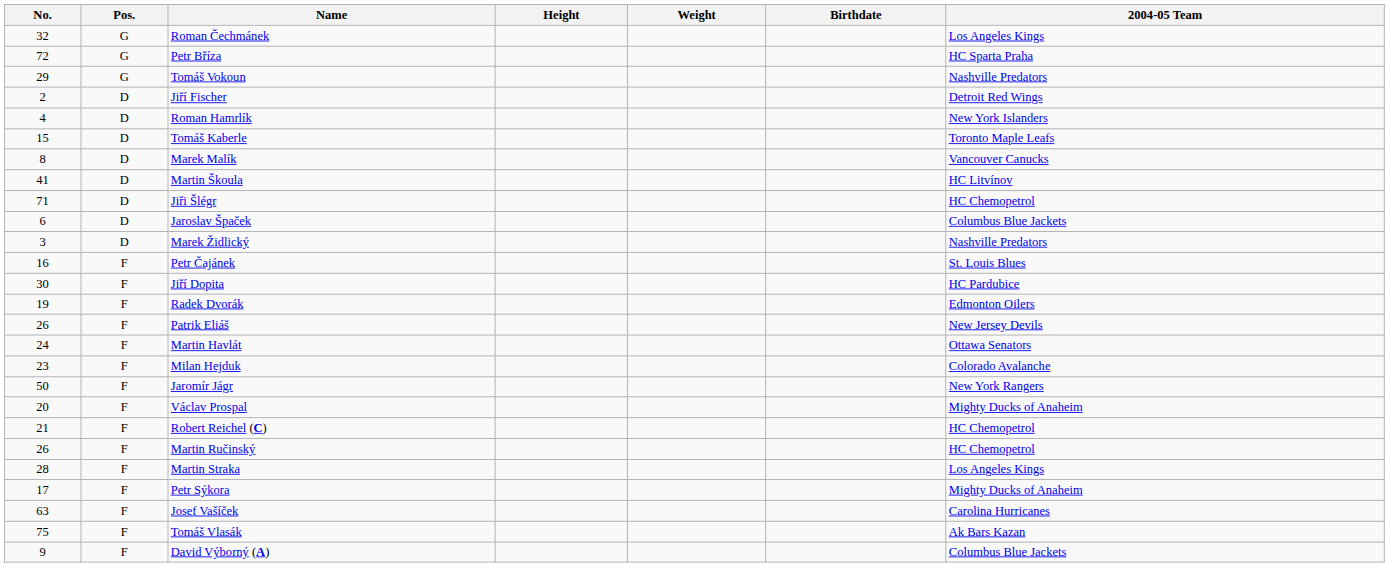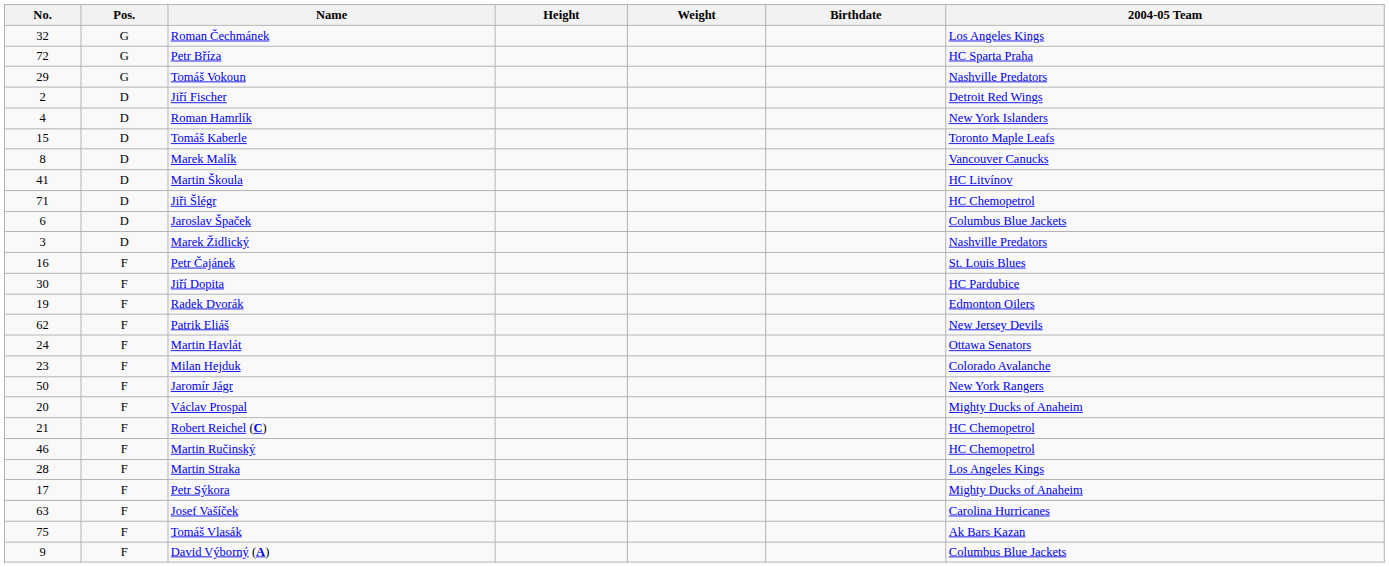(43, 325) 26 -> (43, 325) 62
(43, 449) 26 -> (43, 449) 46
